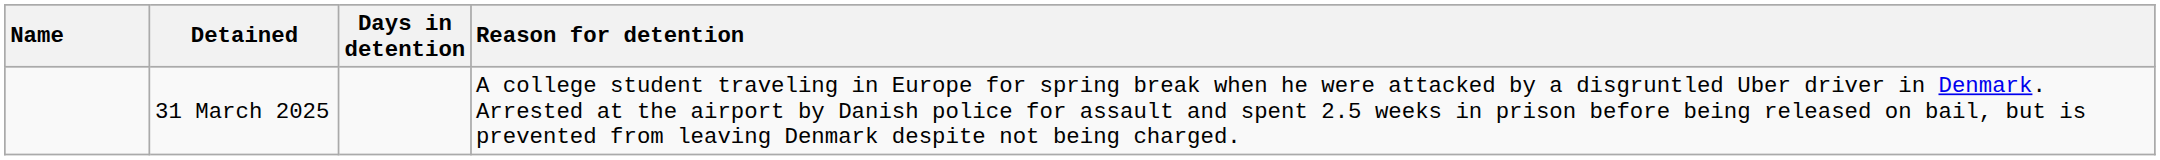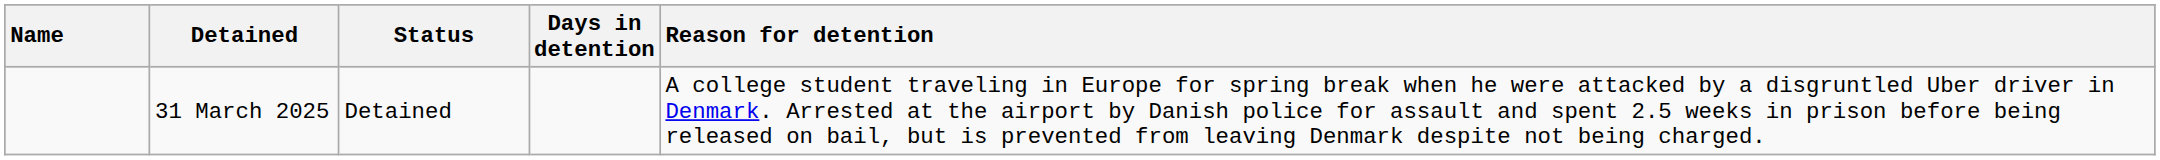+ column: (434, 36)
